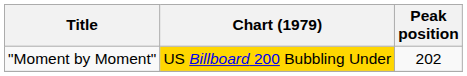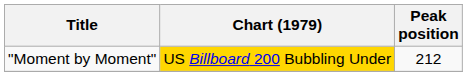(428, 58) 202 -> (428, 58) 212
